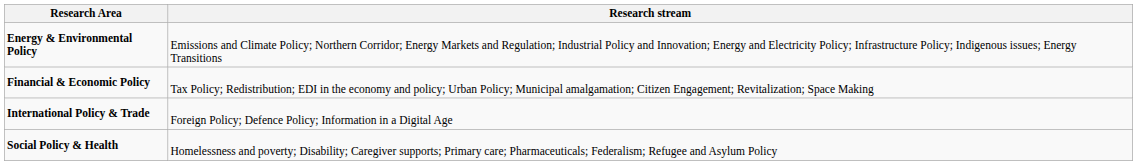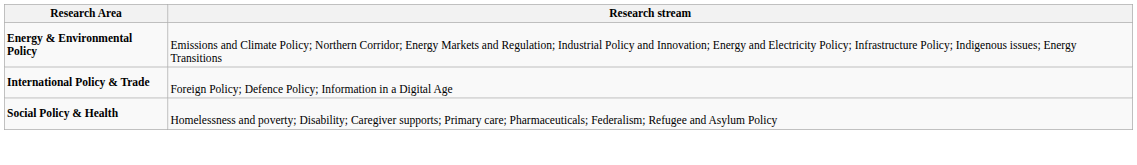- row: (79, 82)
